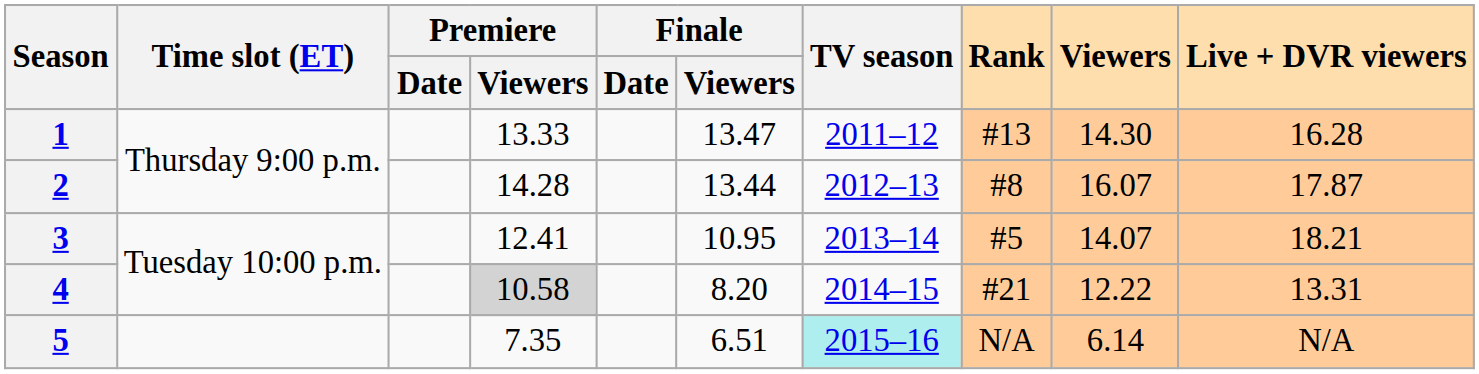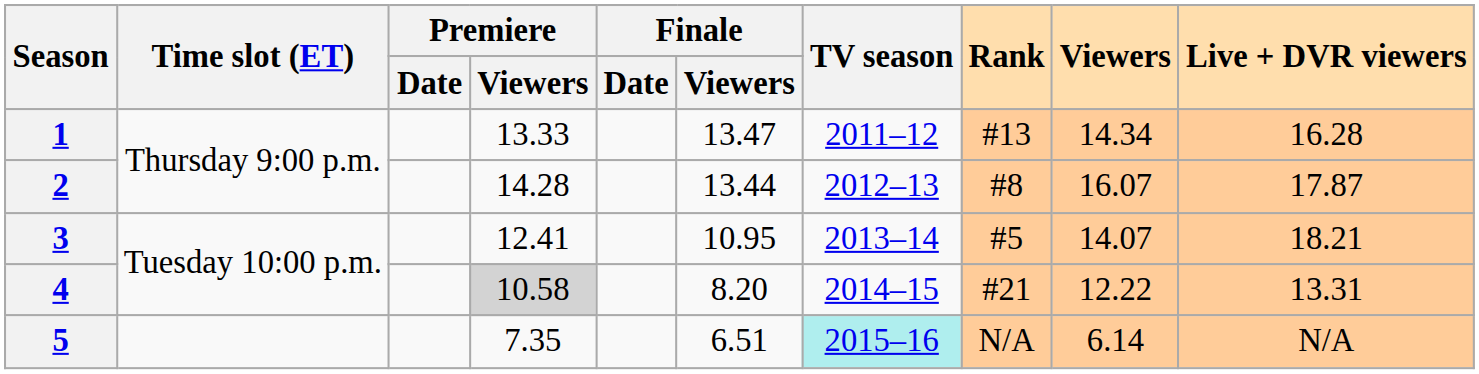(1115, 133) 14.30 -> (1115, 133) 14.34
